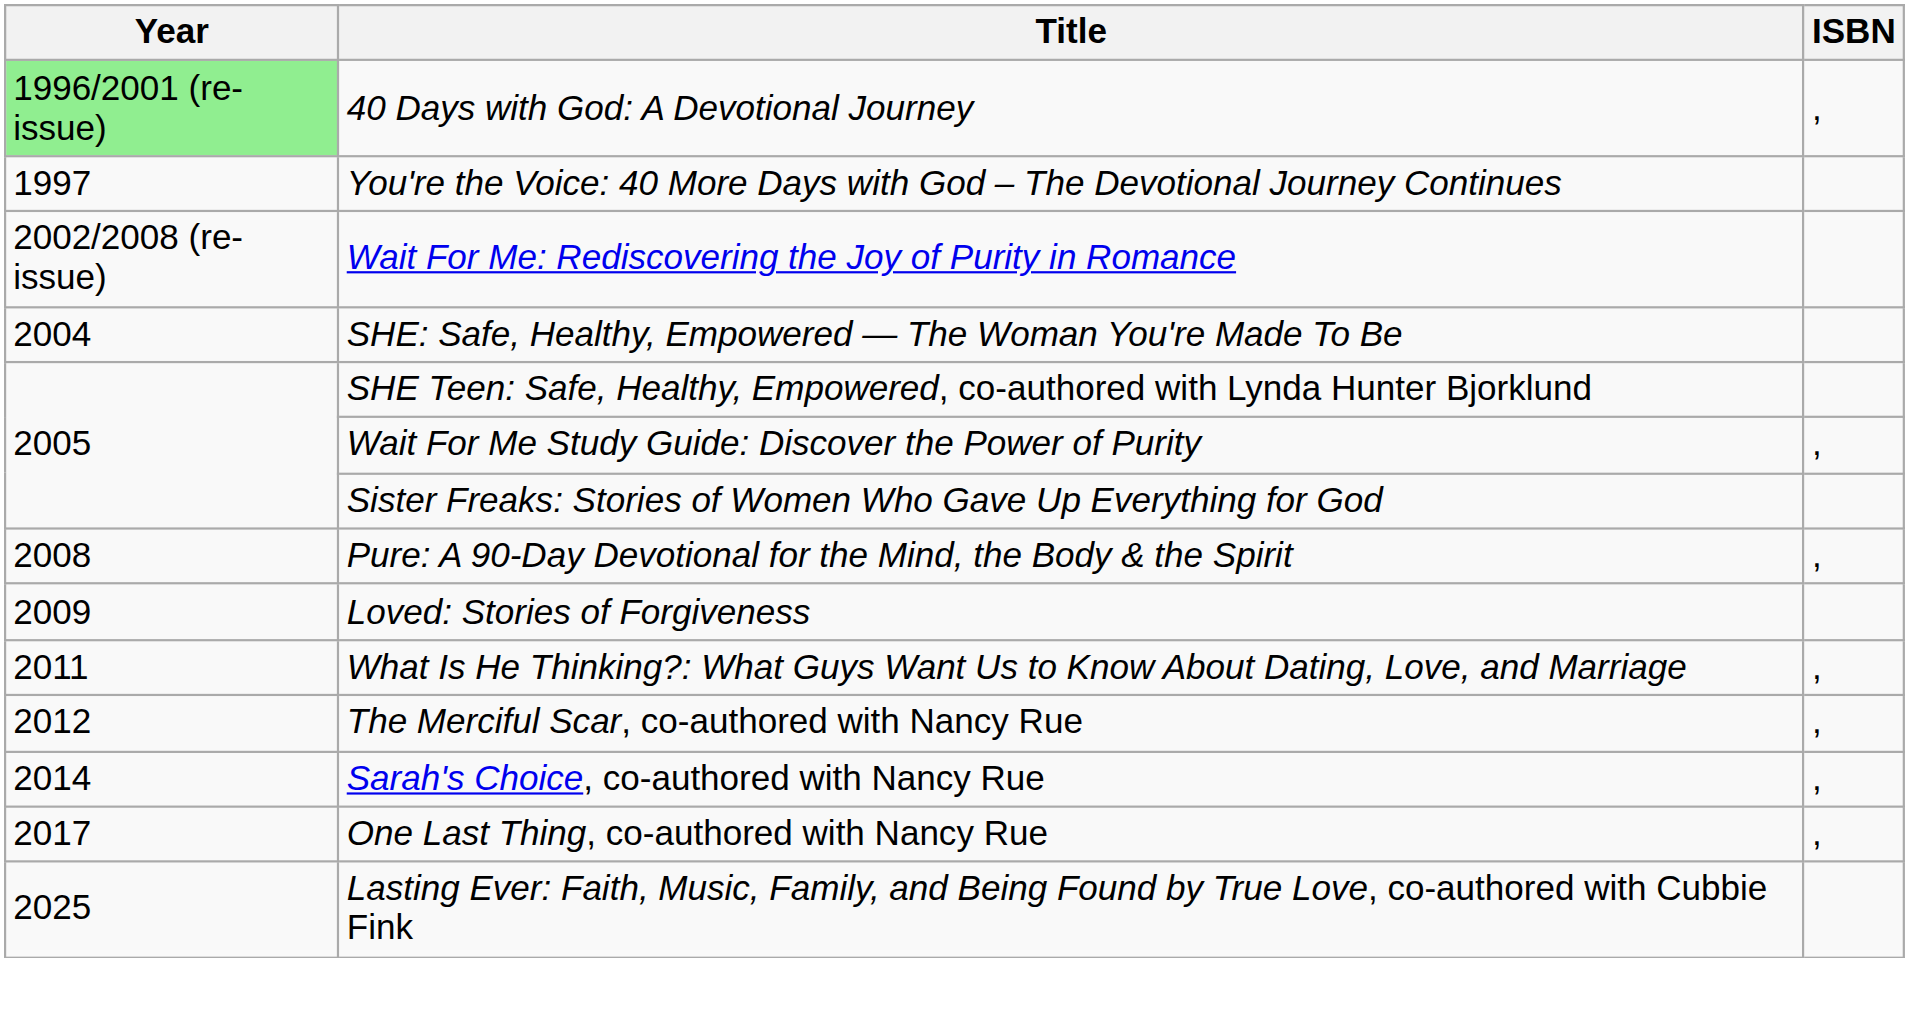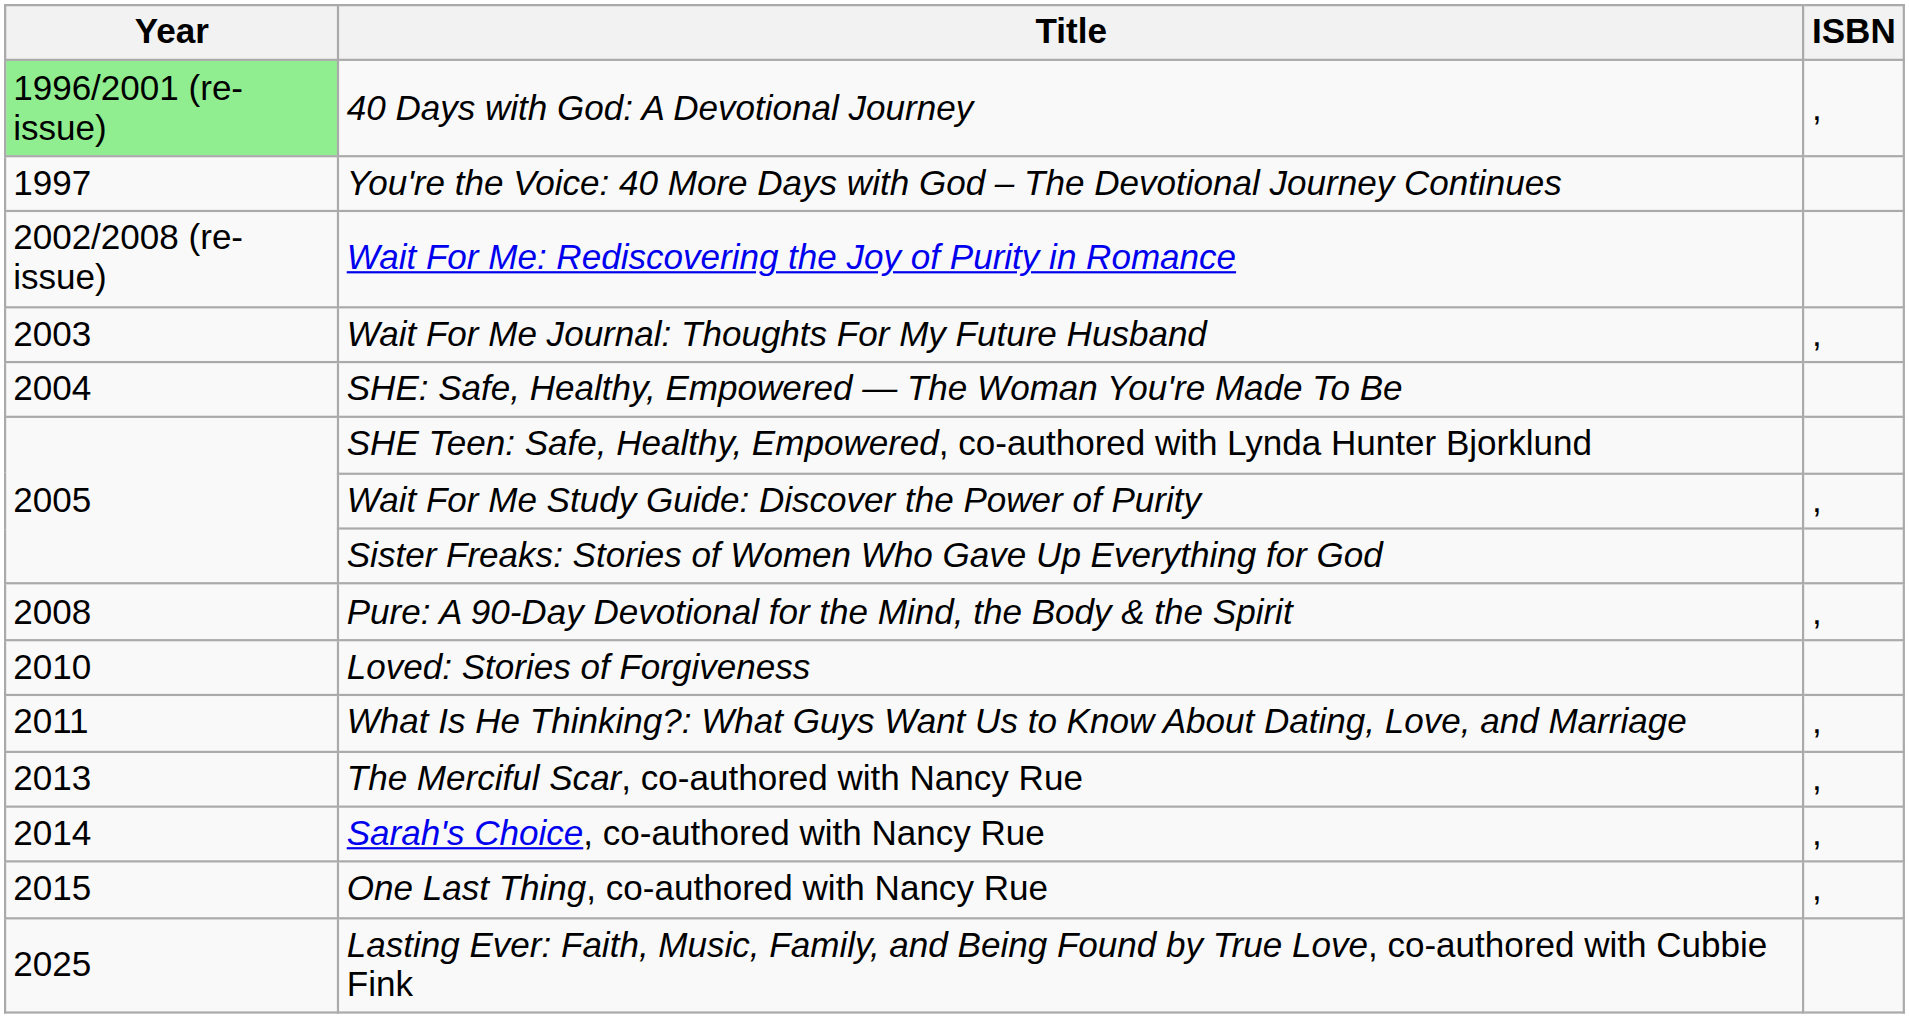+ row: (777, 333)
(52, 611) 2009 -> (52, 666) 2010
(52, 722) 2012 -> (52, 777) 2013
(52, 833) 2017 -> (52, 889) 2015
